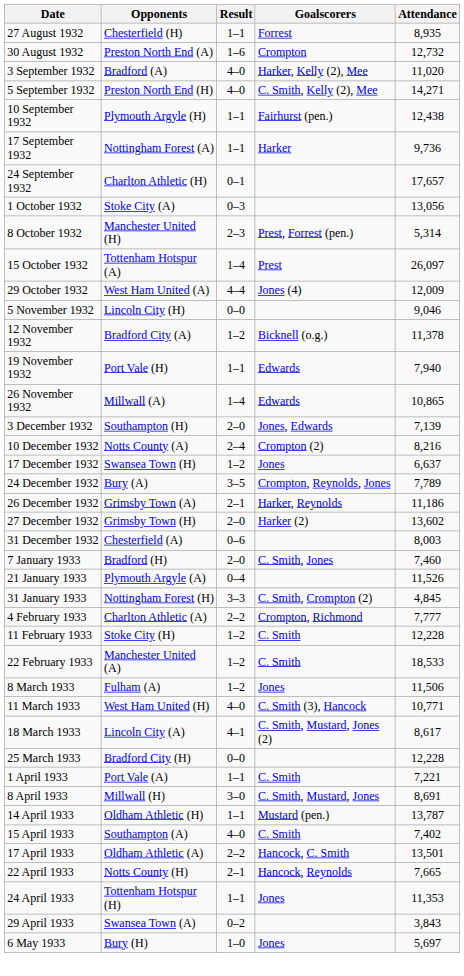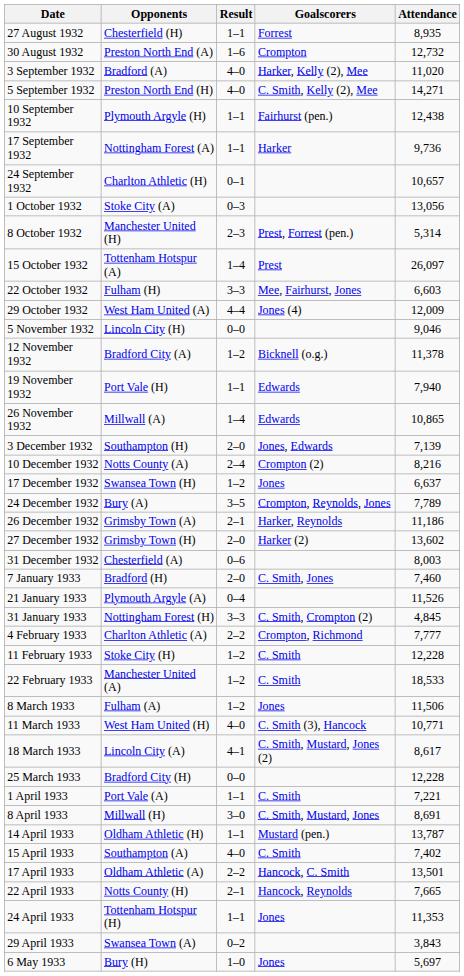(428, 180) 17,657 -> (428, 180) 10,657
+ row: (47, 290)
